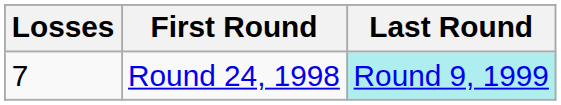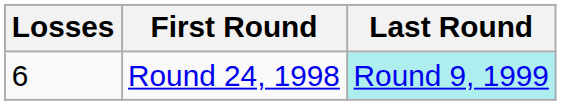(20, 75) 7 -> (20, 75) 6
